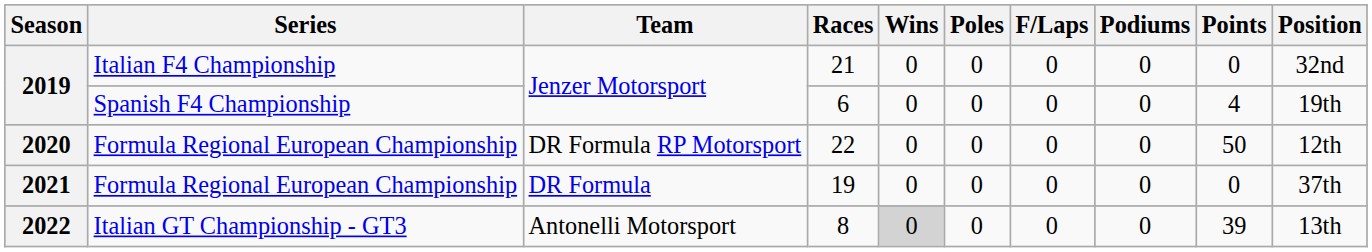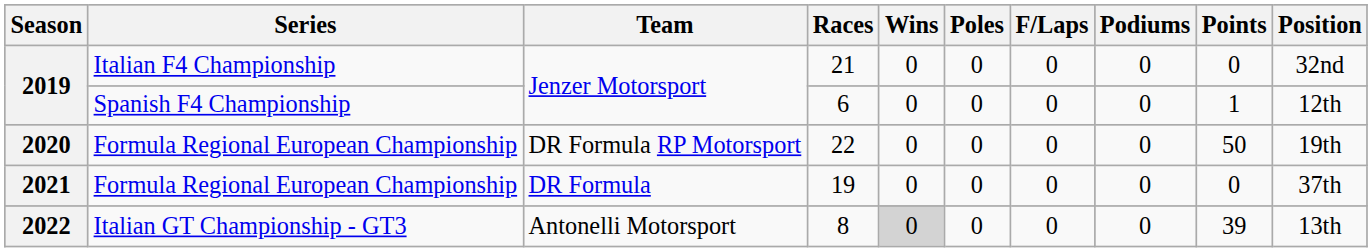(1234, 105) 4 -> (1234, 105) 1
(1320, 105) 19th -> (1320, 105) 12th
(1320, 145) 12th -> (1320, 145) 19th
